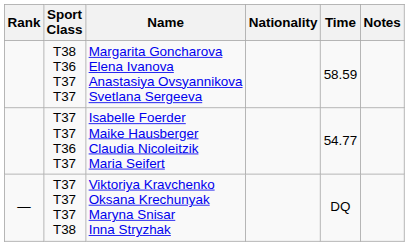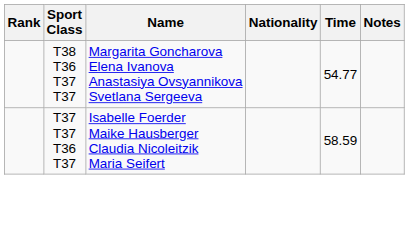(340, 74) 58.59 -> (340, 74) 54.77
(340, 140) 54.77 -> (340, 140) 58.59
- row: (65, 207)
